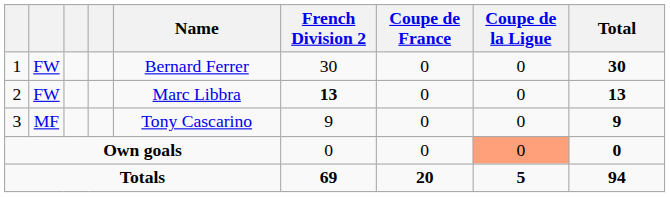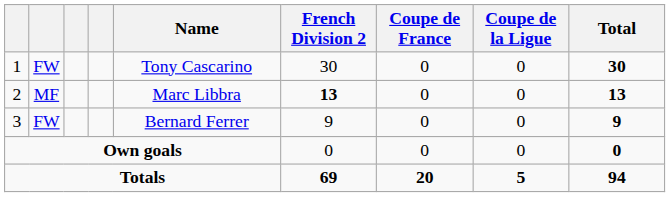(197, 66) Bernard Ferrer -> (197, 66) Tony Cascarino
(46, 94) FW -> (46, 94) MF
(46, 121) MF -> (46, 121) FW
(197, 121) Tony Cascarino -> (197, 121) Bernard Ferrer
(521, 149) lightsalmon background -> (521, 149) no background
